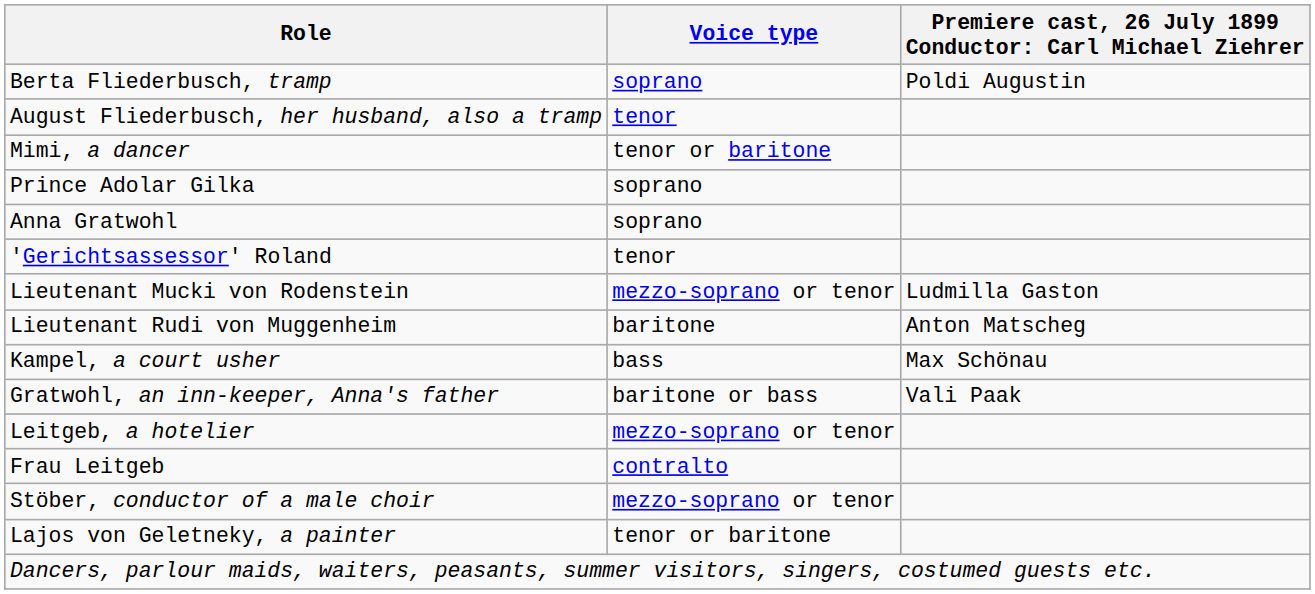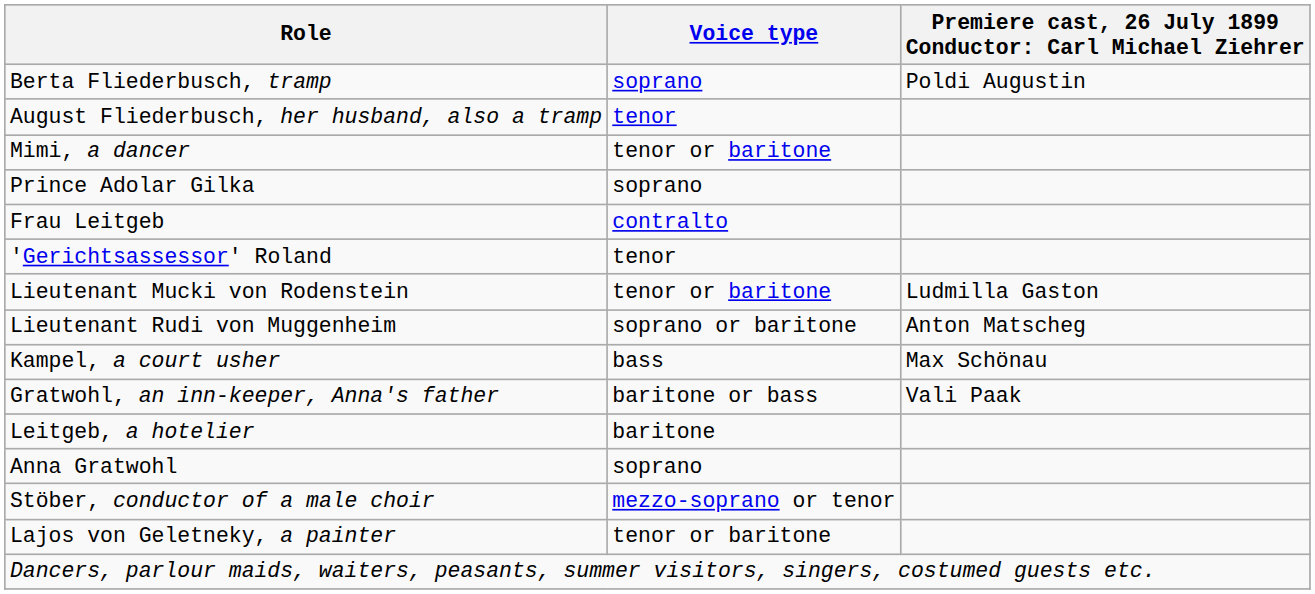rows swapped: (94, 222) <-> (87, 467)
(754, 292) mezzo-soprano or tenor -> (722, 292) tenor or baritone
(664, 327) baritone -> (735, 327) soprano or baritone
(754, 432) mezzo-soprano or tenor -> (664, 432) baritone
